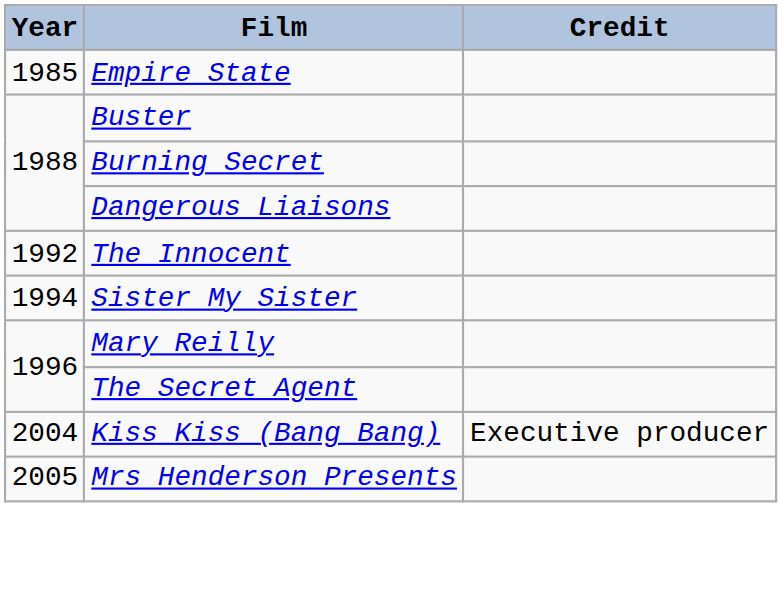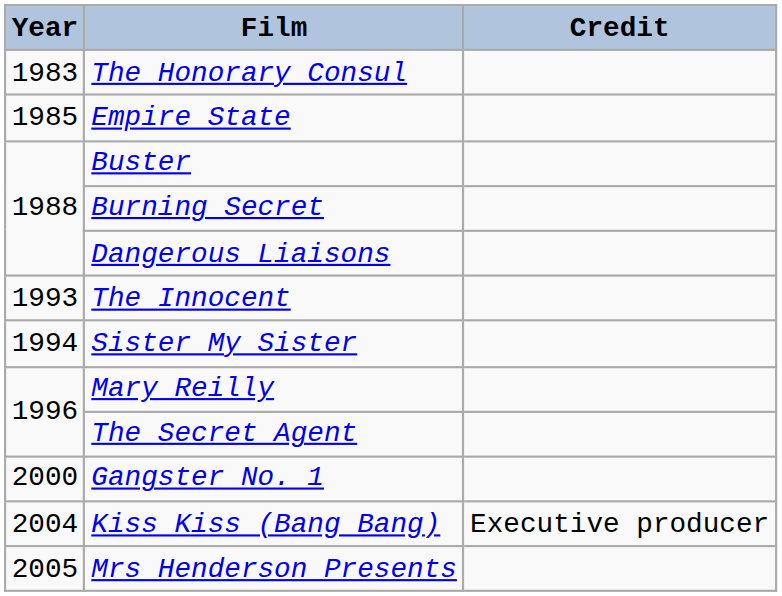+ row: (249, 73)
(45, 253) 1992 -> (45, 298) 1993
+ row: (208, 479)
